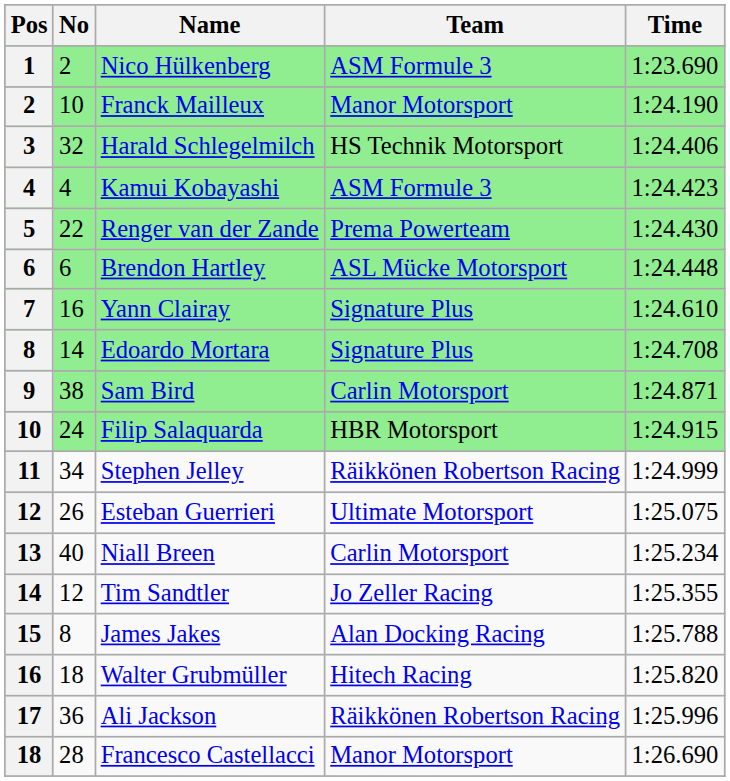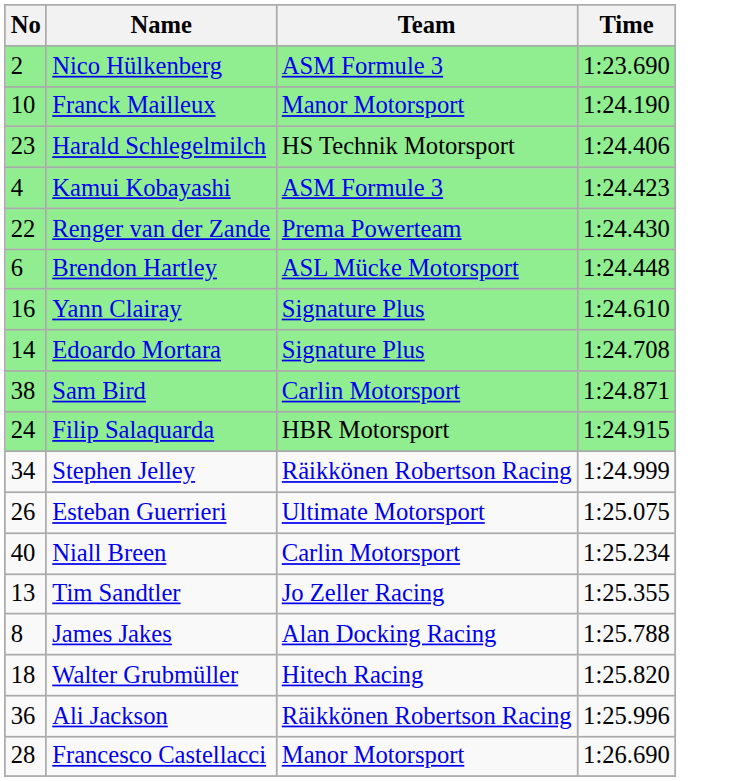- column: (29, 25)
(71, 147) 32 -> (23, 147) 23
(71, 593) 12 -> (23, 593) 13
